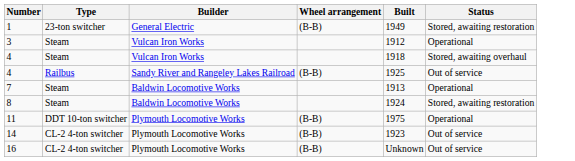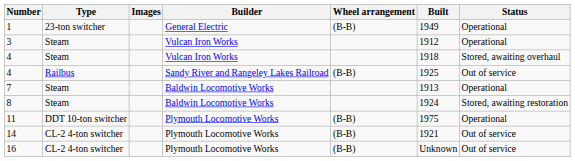+ column: (146, 12)
(481, 27) Stored, awaiting restoration -> (484, 27) Operational
(395, 133) 1923 -> (429, 133) 1921
